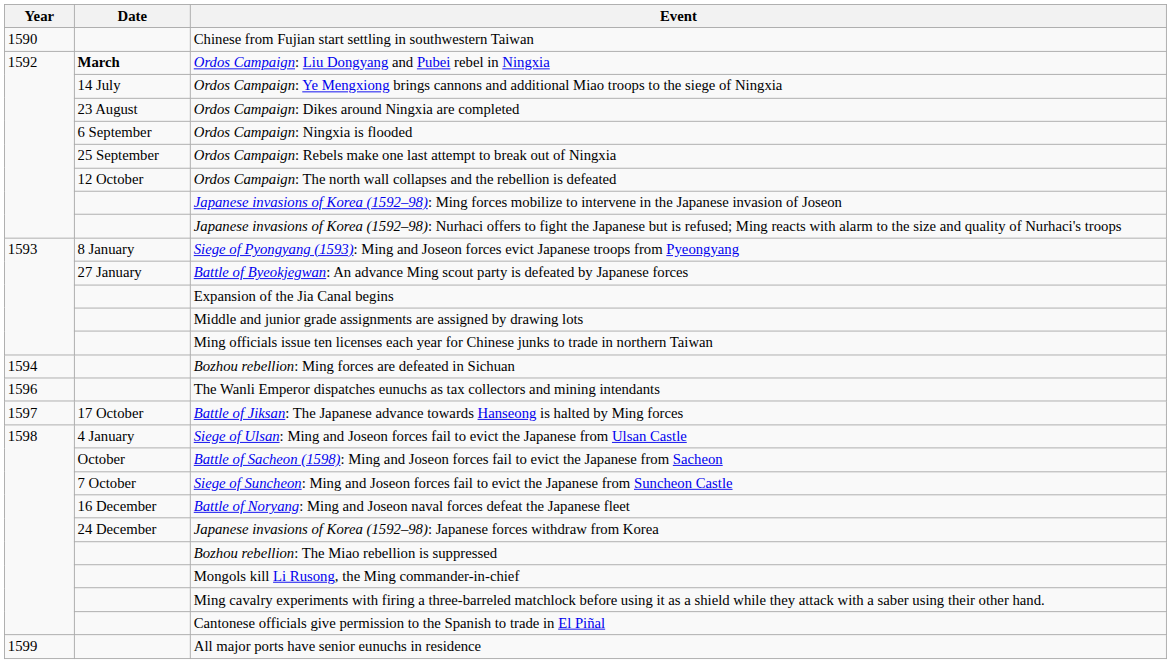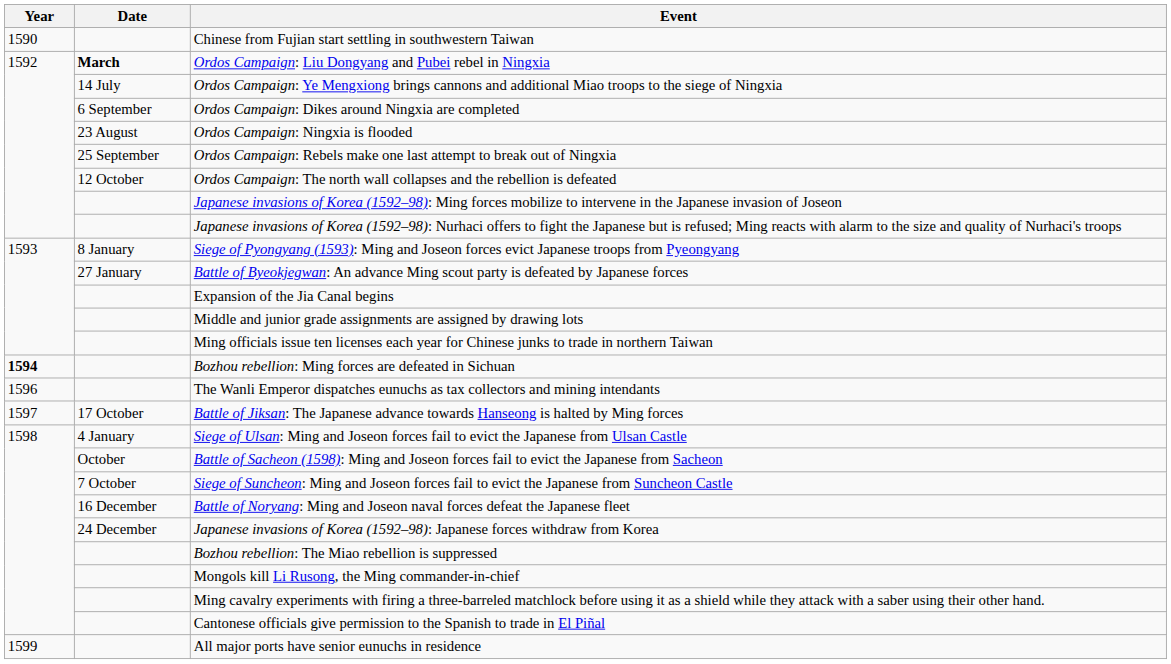(108, 109) 23 August -> (115, 109) 6 September
(115, 132) 6 September -> (108, 132) 23 August
(23, 366) normal -> (23, 366) bold
